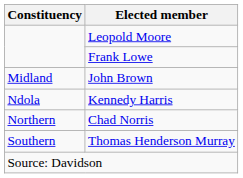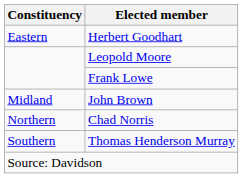+ row: (135, 36)
- row: (130, 99)
